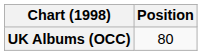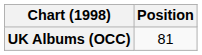(165, 38) 80 -> (165, 38) 81
